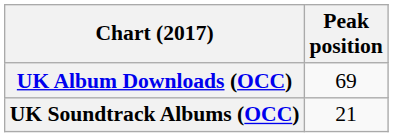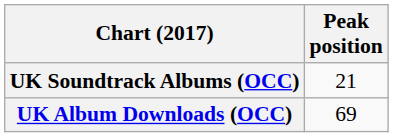rows swapped: (155, 80) <-> (155, 114)
